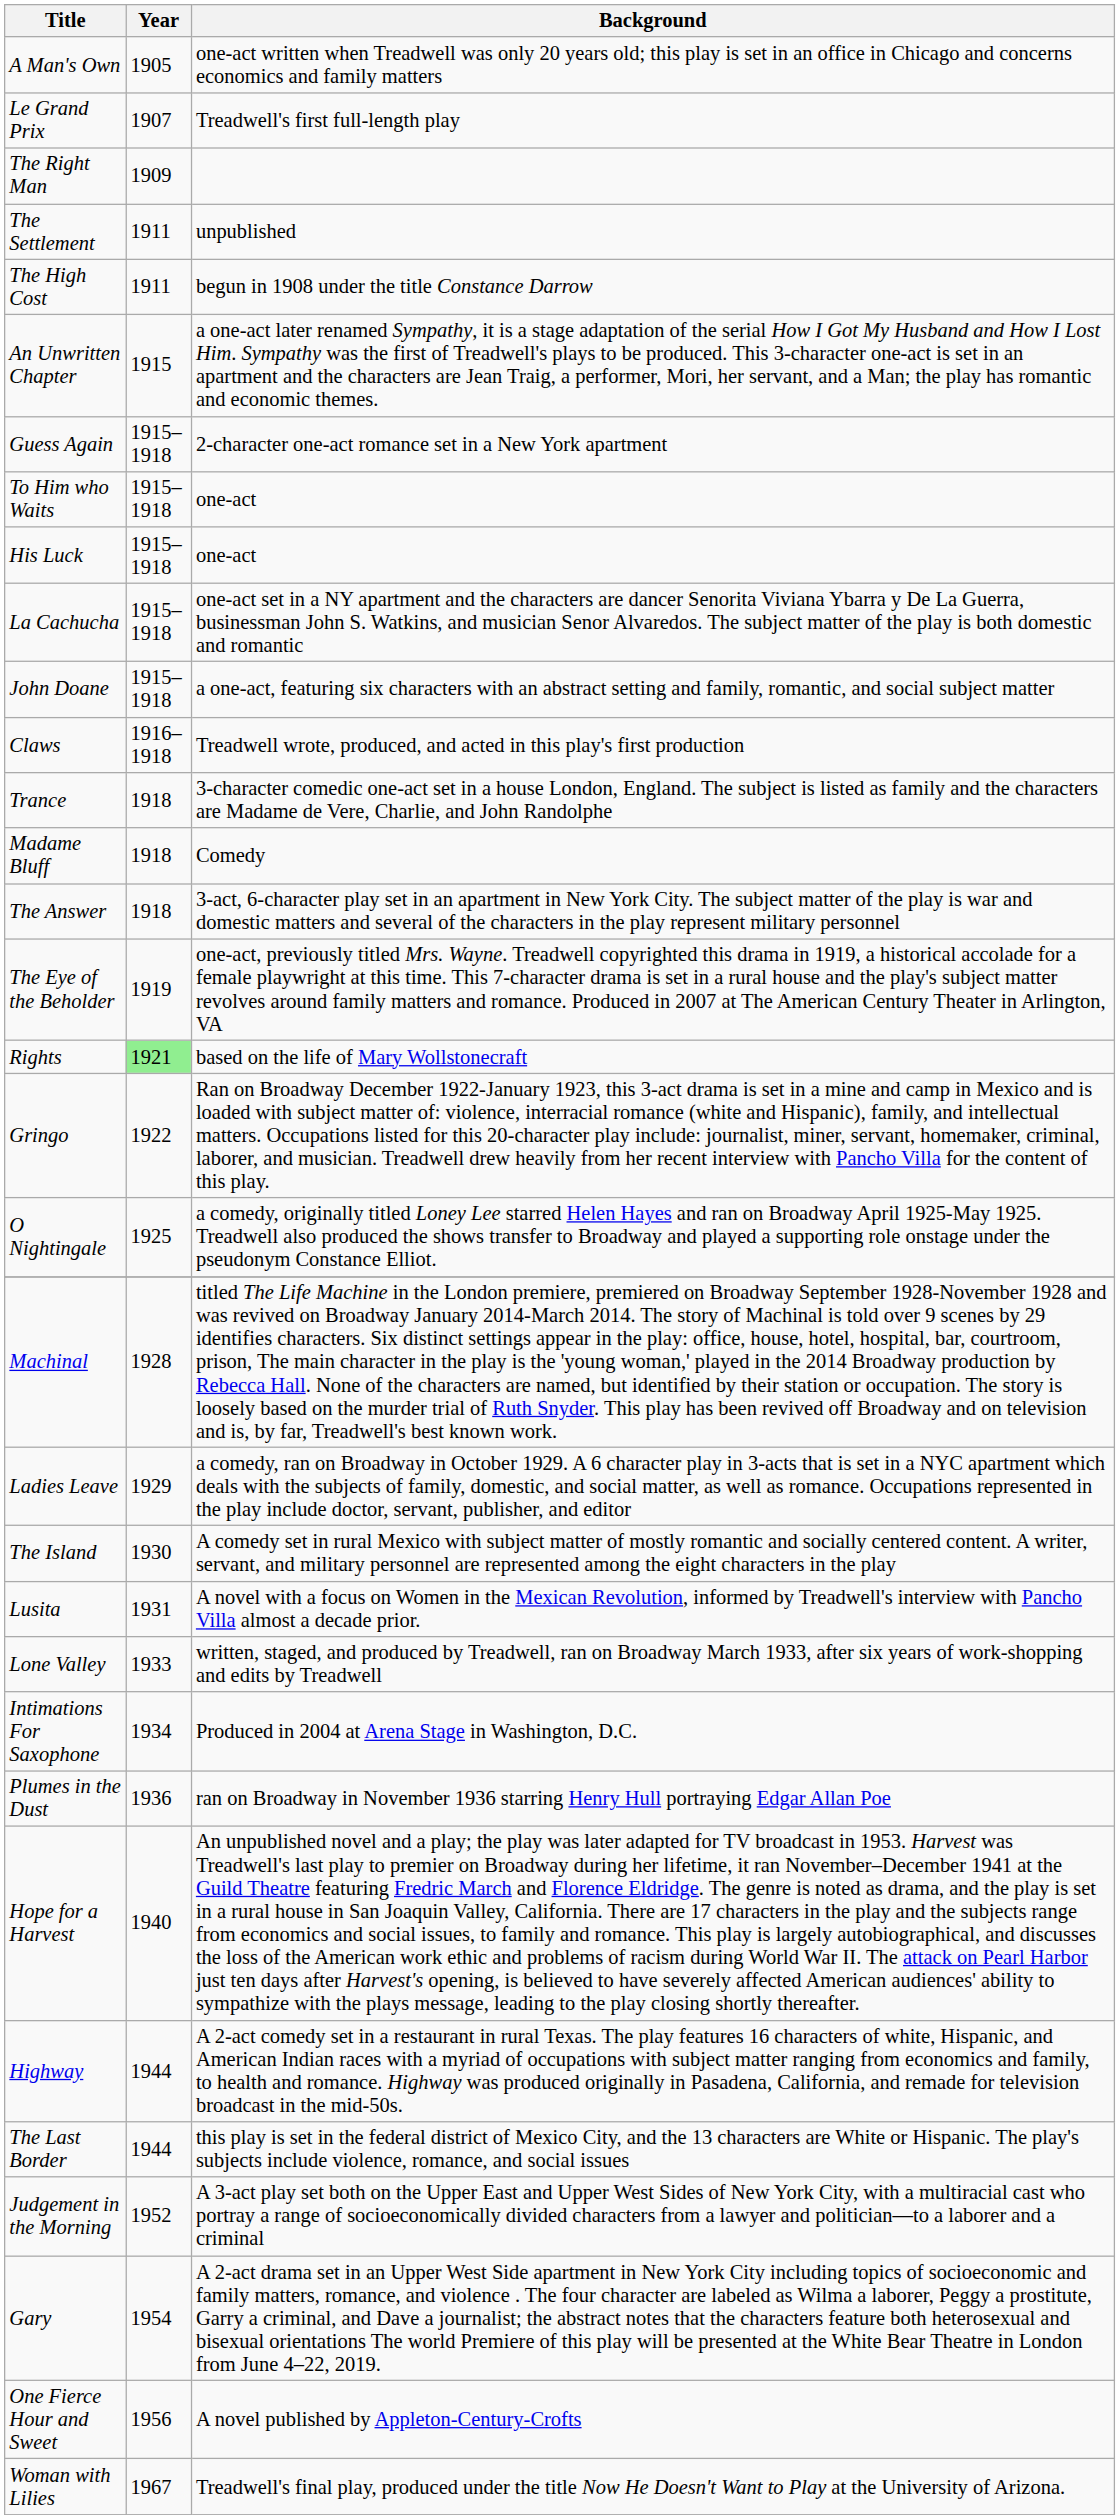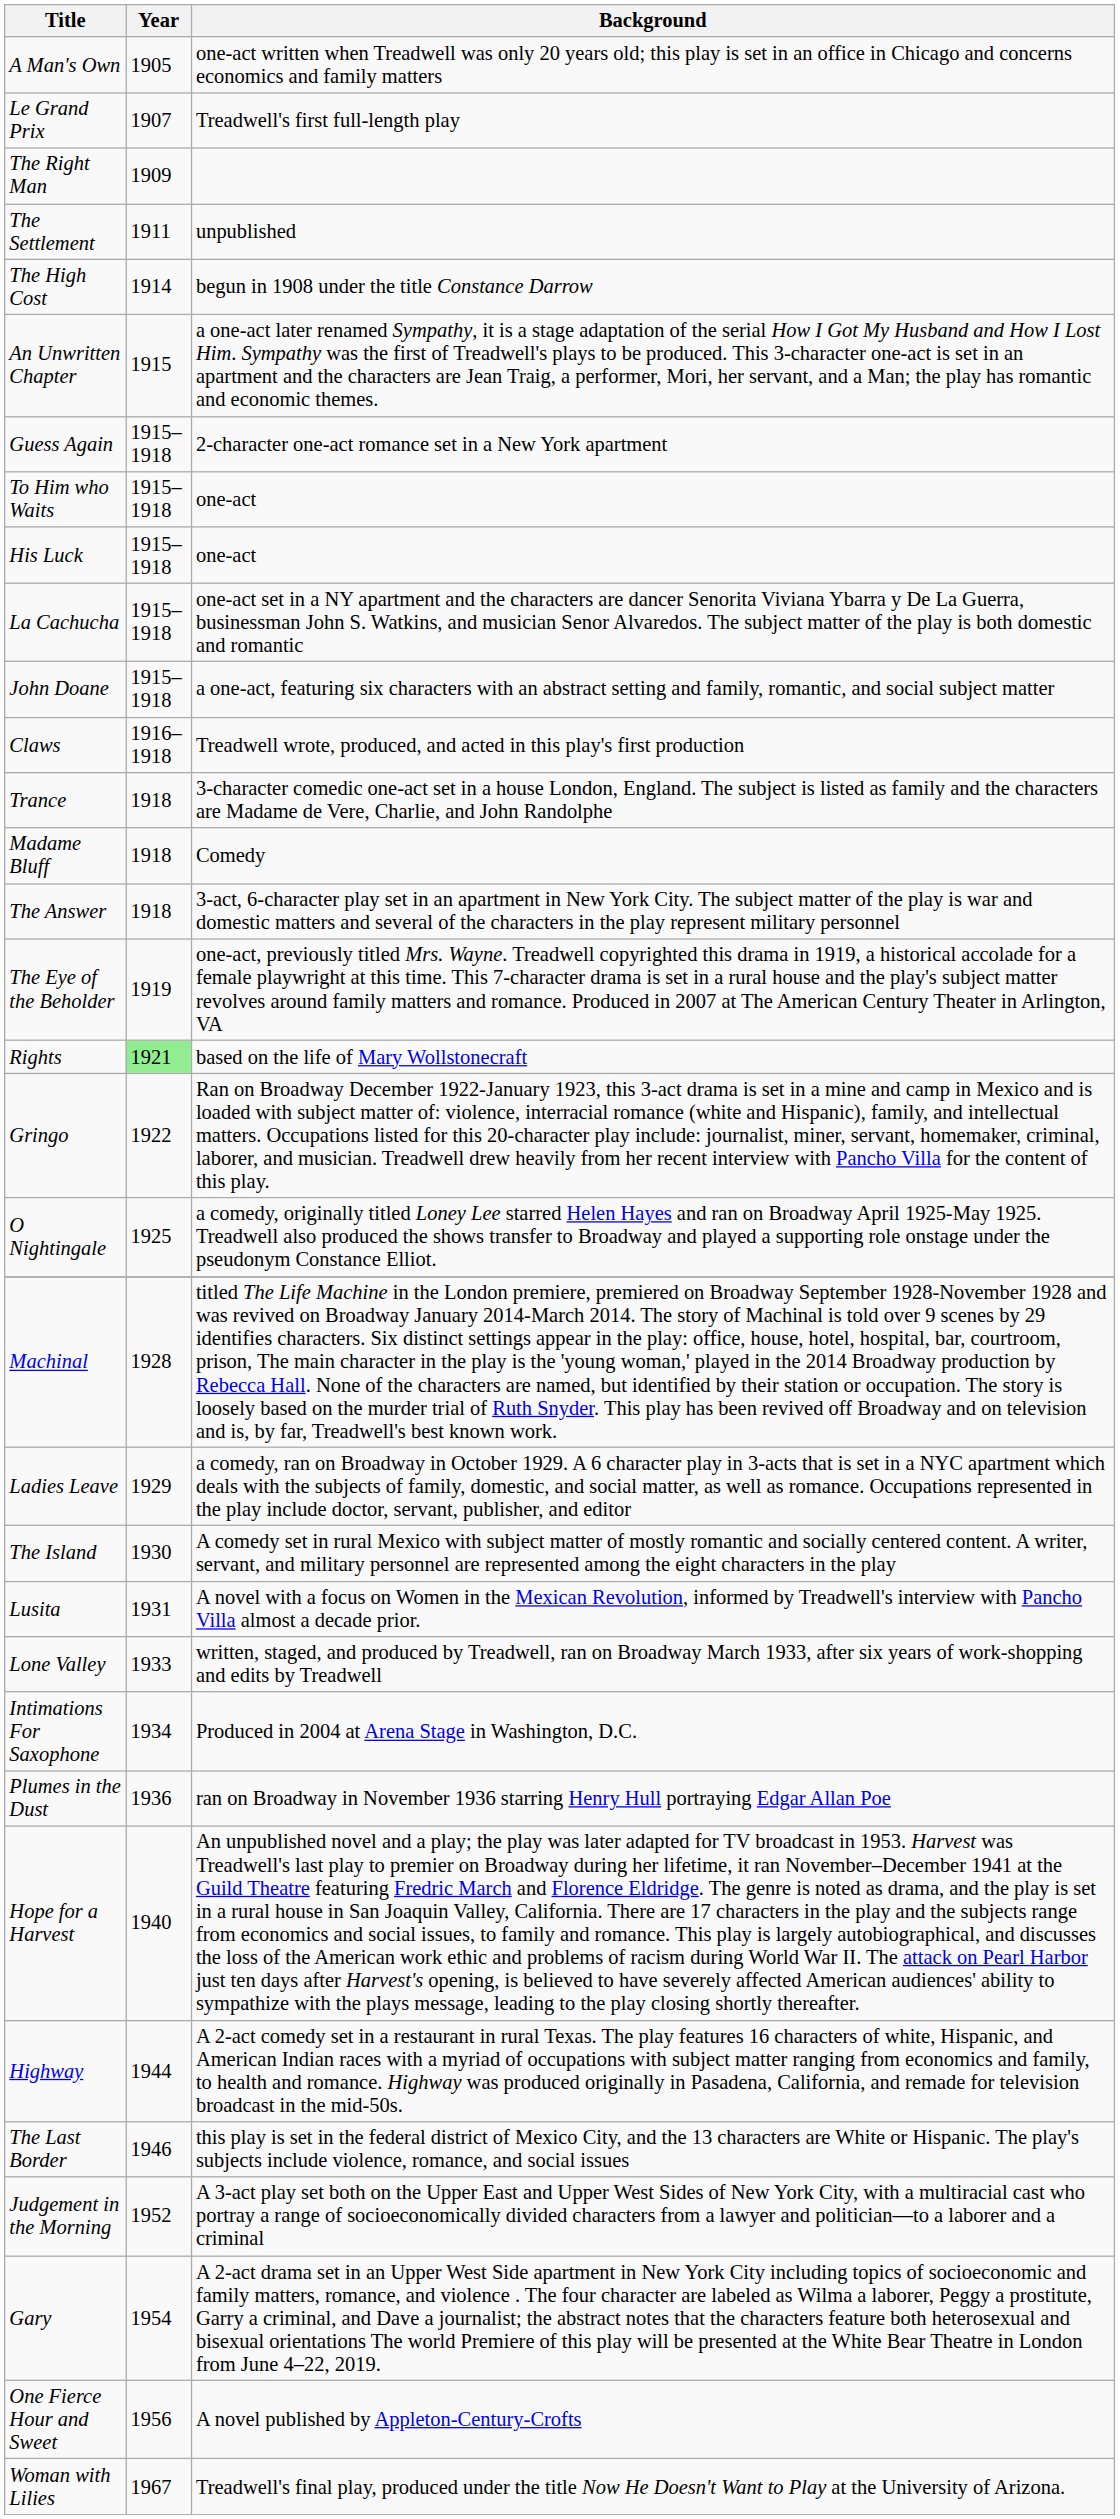(151, 286) 1911 -> (151, 286) 1914
(151, 2149) 1944 -> (151, 2149) 1946
